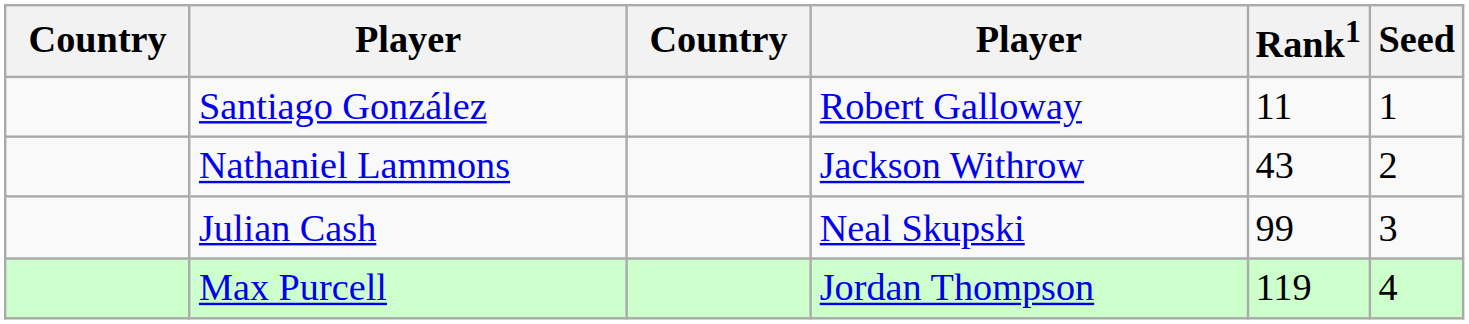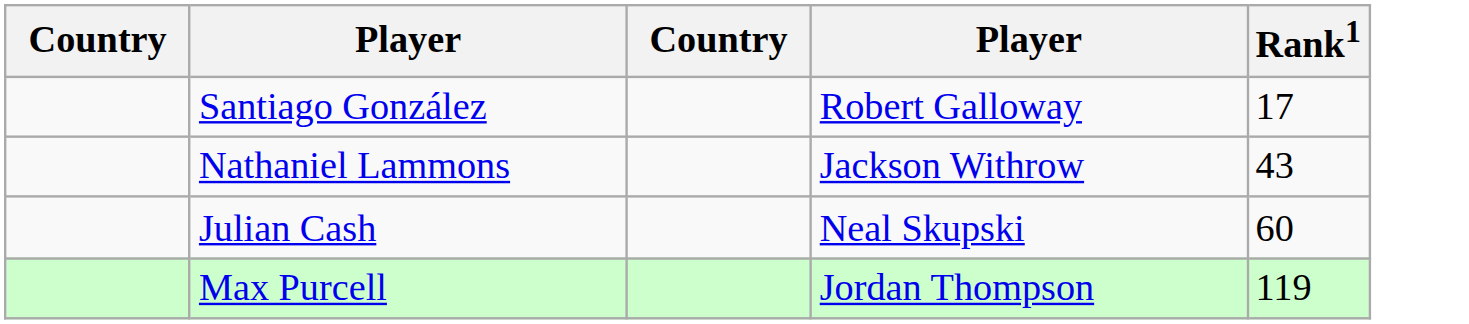- column: (1417, 39)
(1274, 105) 11 -> (1275, 105) 17
(1275, 227) 99 -> (1275, 227) 60
